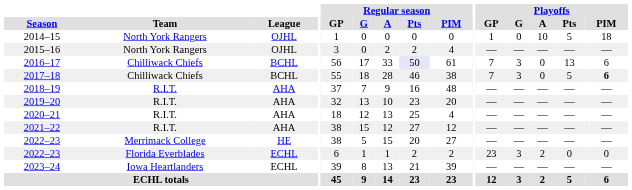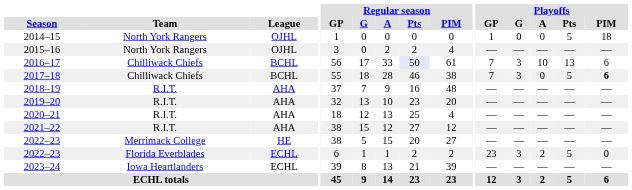(542, 36) 10 -> (542, 36) 0
(542, 62) 0 -> (542, 62) 10
(569, 153) 0 -> (569, 153) 5
